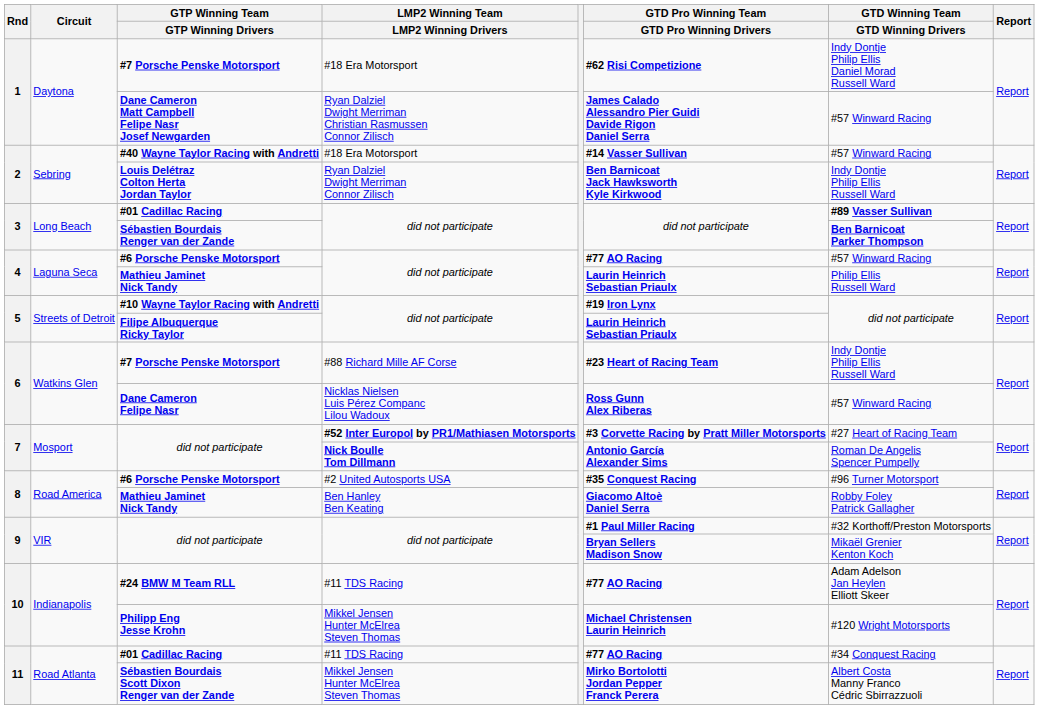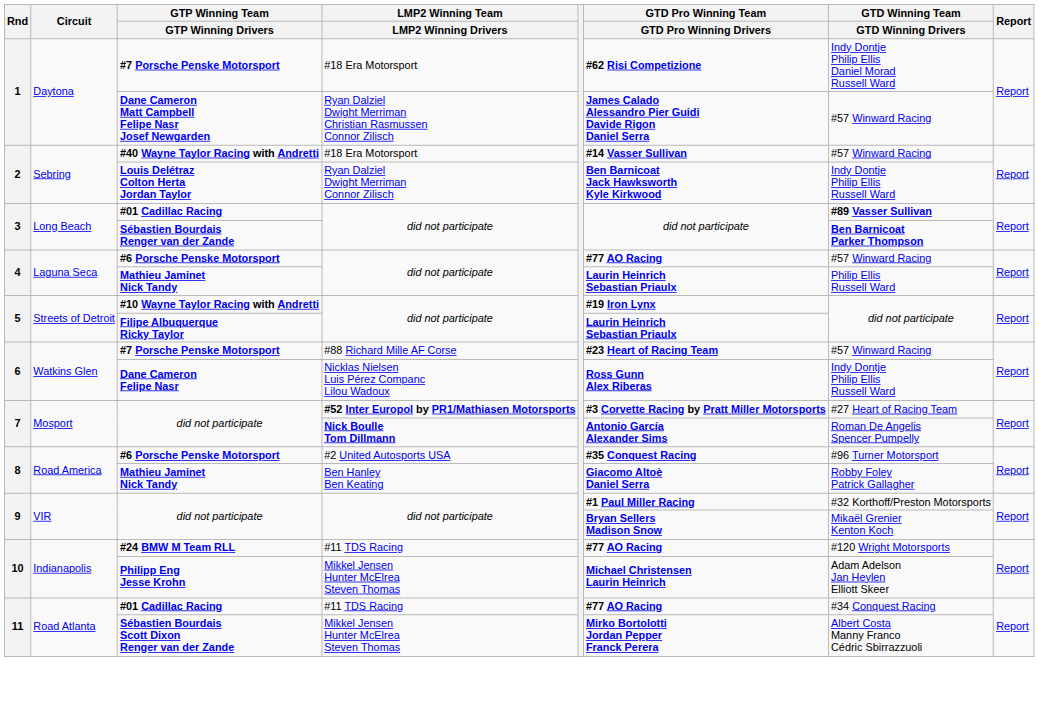(863, 362) Indy Dontje Philip Ellis Russell Ward -> (881, 350) #57 Winward Racing
(881, 404) #57 Winward Racing -> (863, 380) Indy Dontje Philip Ellis Russell Ward
(866, 584) Adam Adelson Jan Heylen Elliott Skeer -> (890, 548) #120 Wright Motorsports
(890, 625) #120 Wright Motorsports -> (866, 577) Adam Adelson Jan Heylen Elliott Skeer
